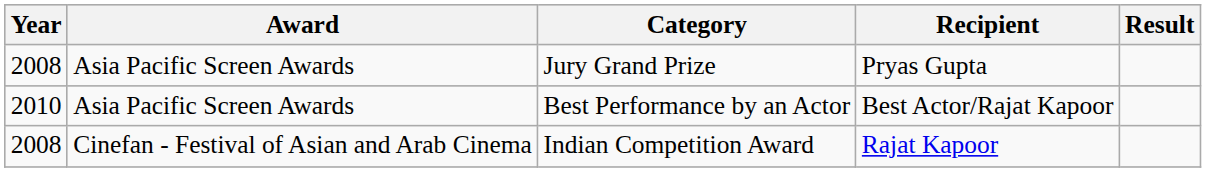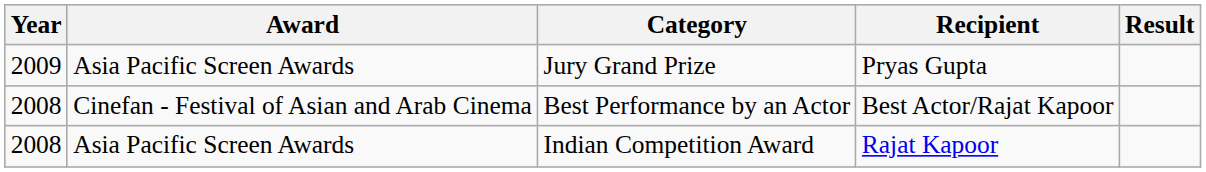(36, 65) 2008 -> (36, 65) 2009
(36, 105) 2010 -> (36, 105) 2008
(214, 105) Asia Pacific Screen Awards -> (303, 105) Cinefan - Festival of Asian and Arab Cinema
(303, 145) Cinefan - Festival of Asian and Arab Cinema -> (214, 145) Asia Pacific Screen Awards
